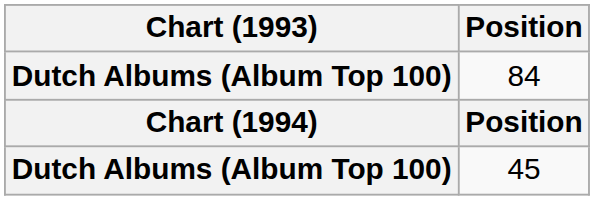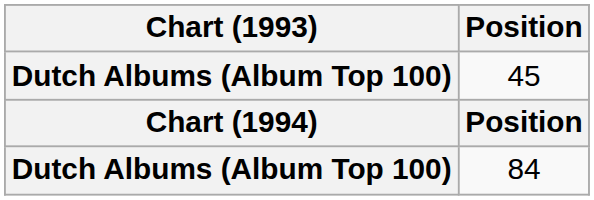rows swapped: (524, 169) <-> (524, 75)
